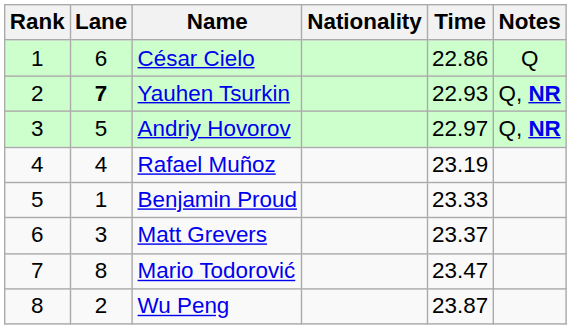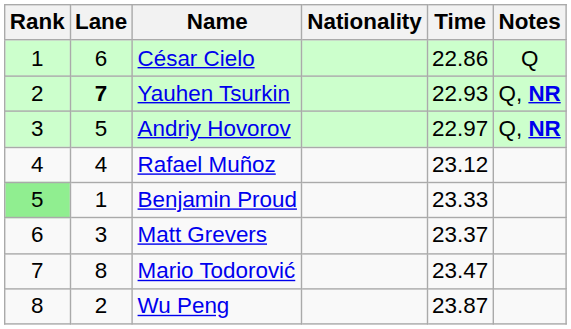(460, 164) 23.19 -> (460, 164) 23.12
(37, 199) no background -> (37, 199) lightgreen background
